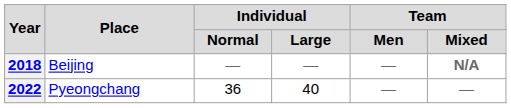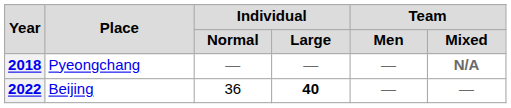(71, 65) Beijing -> (94, 65) Pyeongchang
(94, 90) Pyeongchang -> (71, 90) Beijing
(311, 90) normal -> (311, 90) bold
